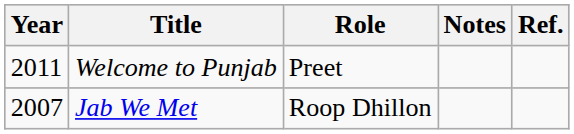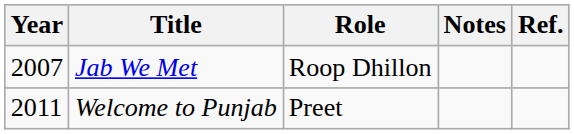rows swapped: (136, 107) <-> (176, 66)
